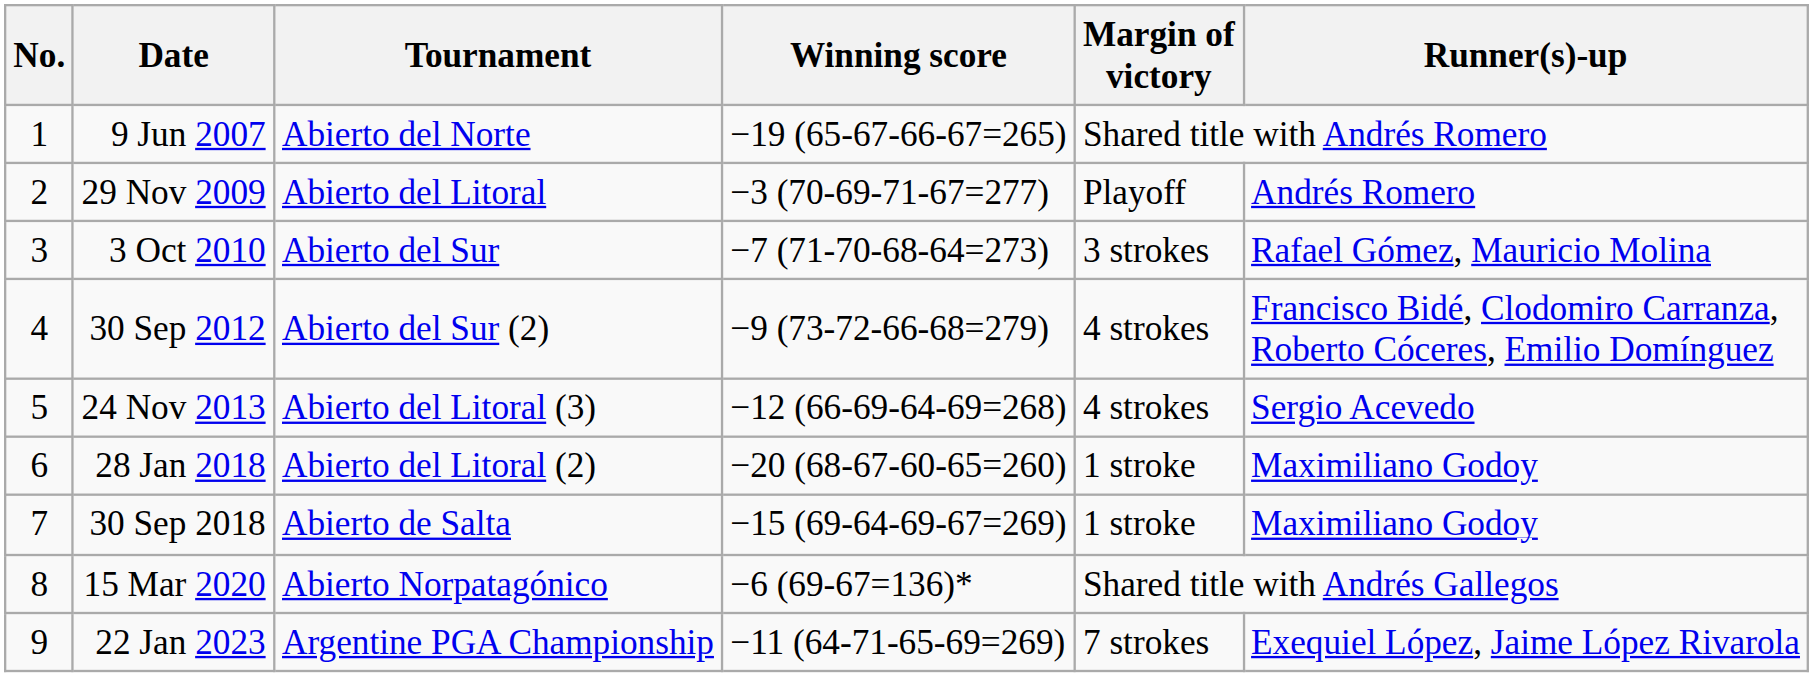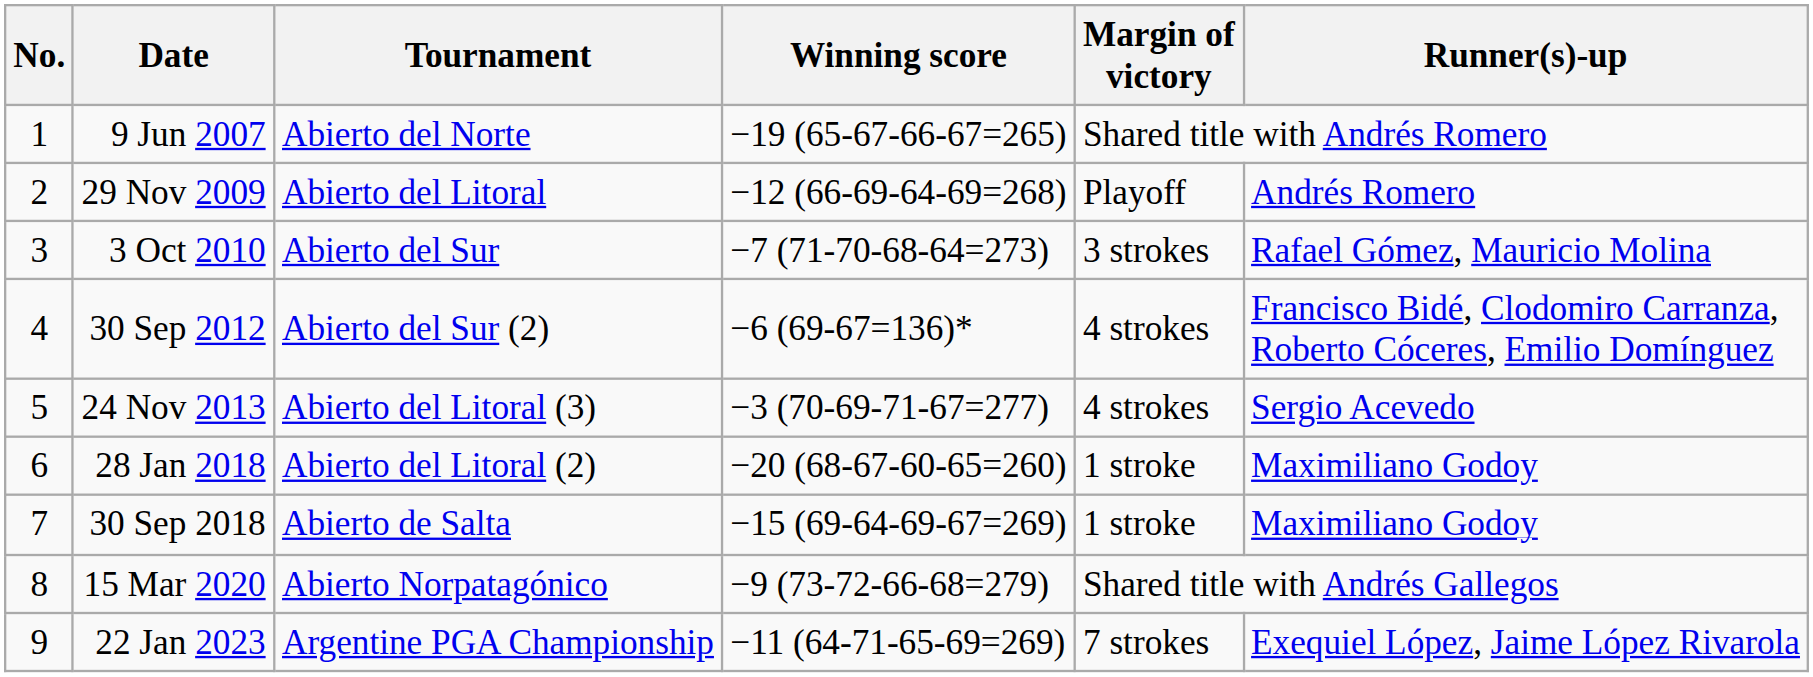(890, 191) −3 (70-69-71-67=277) -> (898, 191) −12 (66-69-64-69=268)
(890, 328) −9 (73-72-66-68=279) -> (852, 328) −6 (69-67=136)*
(898, 408) −12 (66-69-64-69=268) -> (890, 408) −3 (70-69-71-67=277)
(852, 582) −6 (69-67=136)* -> (890, 582) −9 (73-72-66-68=279)
